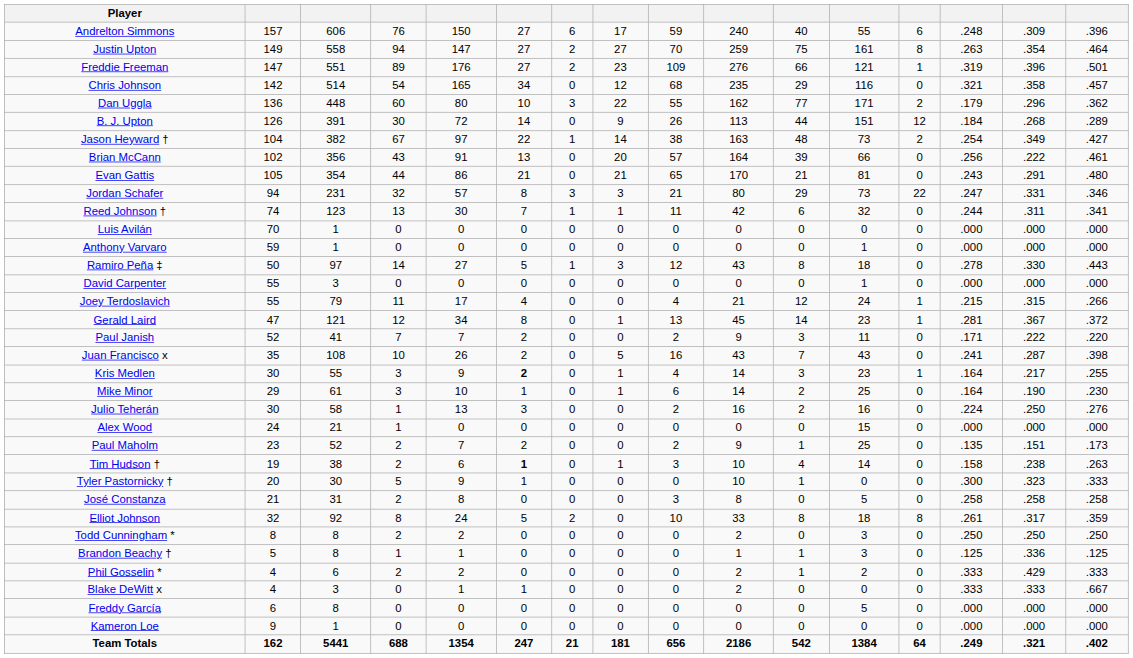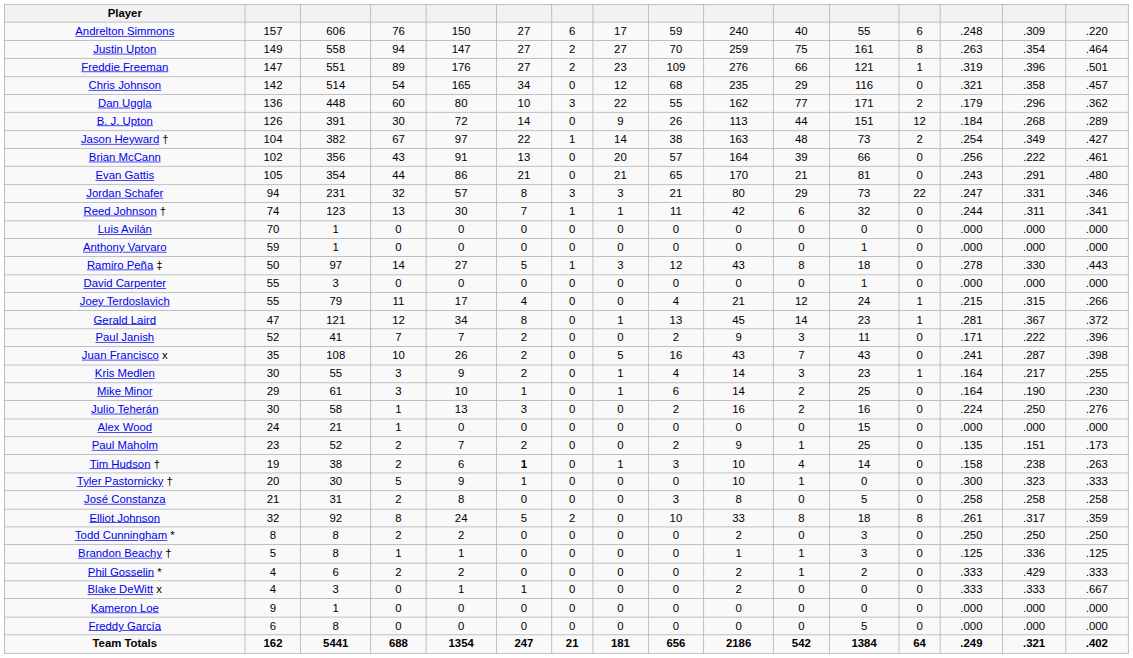(1097, 31) .396 -> (1097, 31) .220
(1097, 337) .220 -> (1097, 337) .396
(524, 373) bold -> (524, 373) normal
rows swapped: (125, 626) <-> (125, 608)
